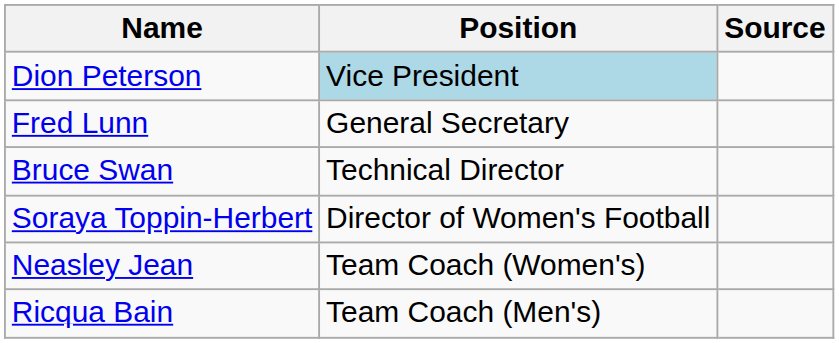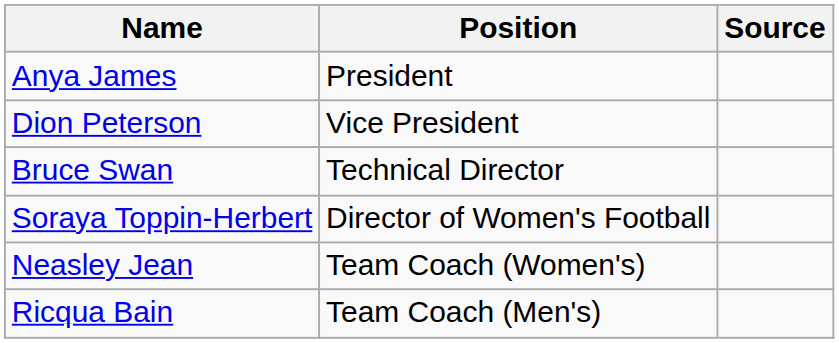+ row: (94, 75)
(422, 75) lightblue background -> (422, 123) no background
- row: (80, 123)
